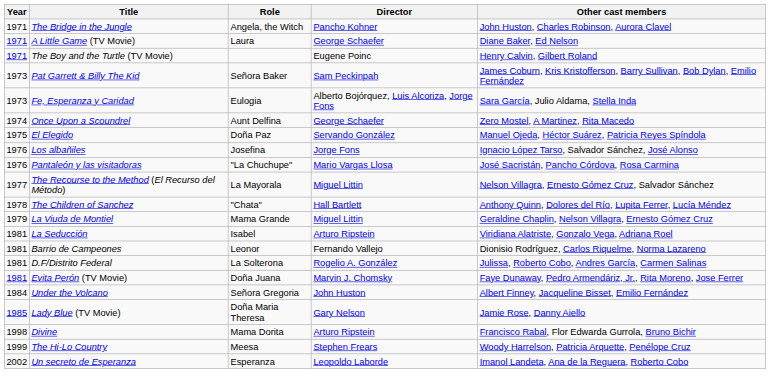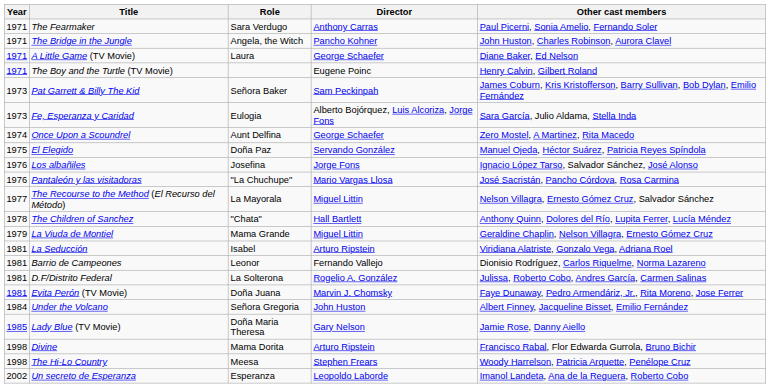+ row: (63, 27)
(17, 347) 1999 -> (17, 362) 1998
